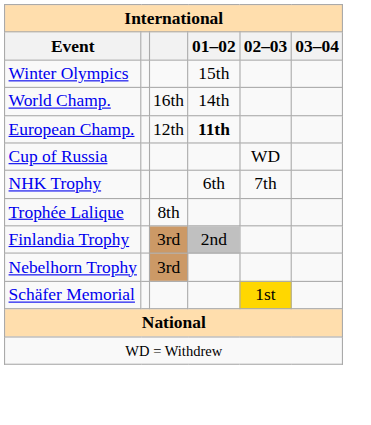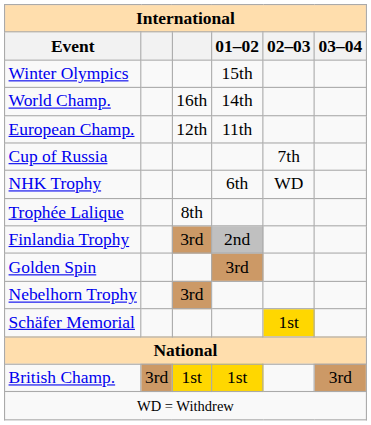(214, 128) bold -> (237, 128) normal
(266, 156) WD -> (289, 156) 7th
(266, 184) 7th -> (289, 184) WD
+ row: (52, 267)
+ row: (62, 377)
